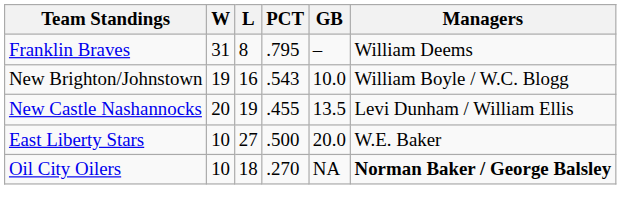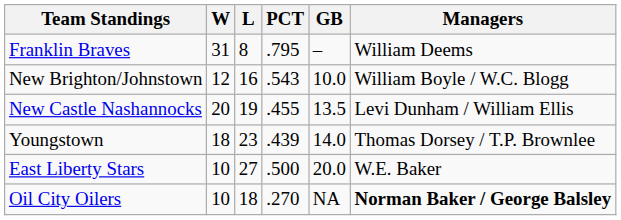(221, 79) 19 -> (221, 79) 12
+ row: (56, 139)
